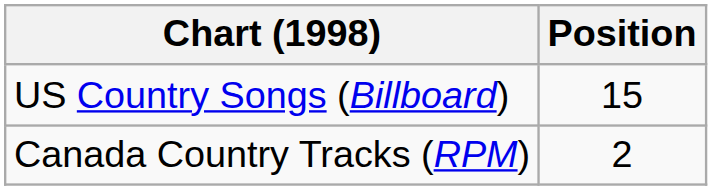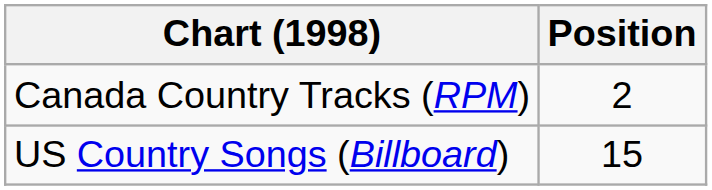rows swapped: (272, 154) <-> (262, 94)
